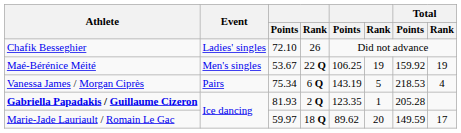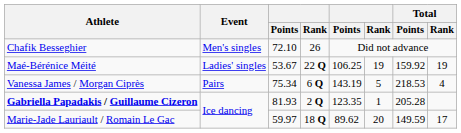(234, 48) Ladies' singles -> (232, 48) Men's singles
(232, 66) Men's singles -> (234, 66) Ladies' singles
